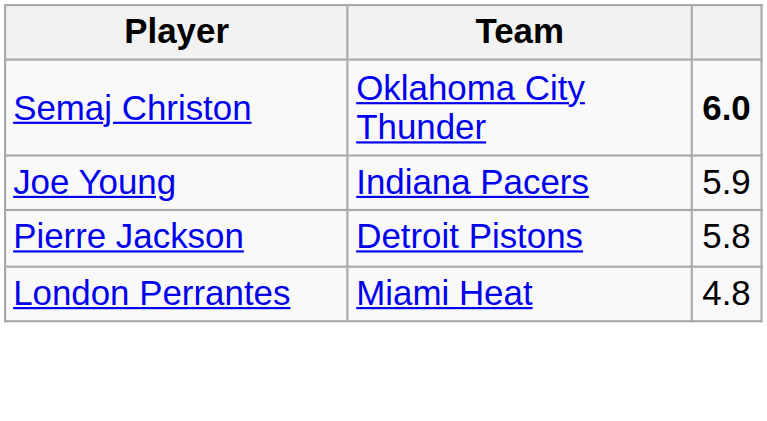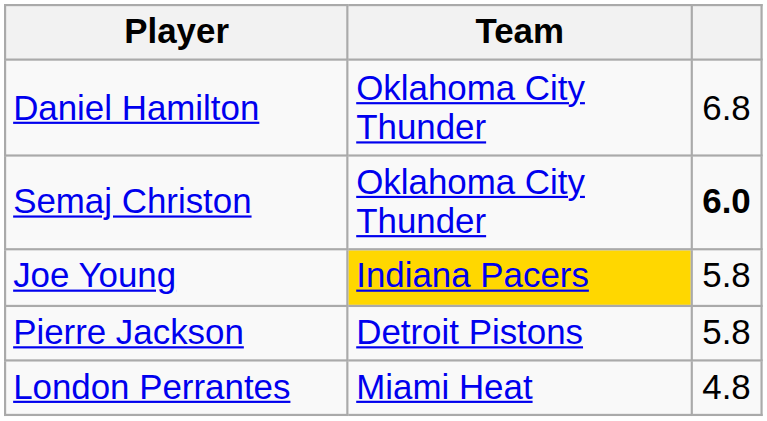+ row: (136, 107)
(473, 182) no background -> (473, 276) gold background
(727, 182) 5.9 -> (727, 276) 5.8
